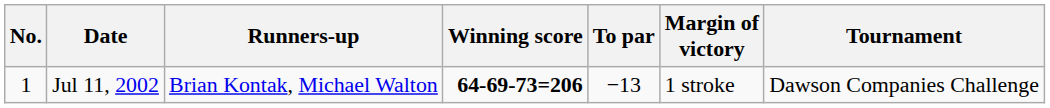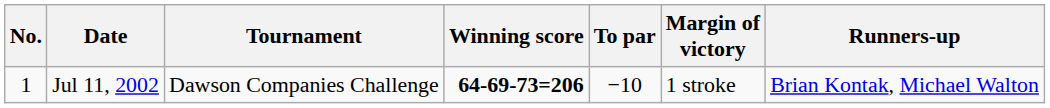columns swapped: (904, 35) <-> (303, 35)
(624, 84) −13 -> (625, 84) −10
